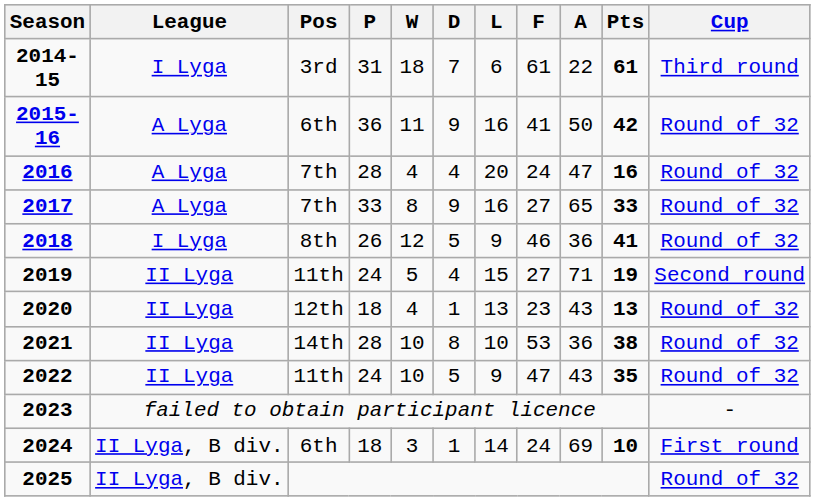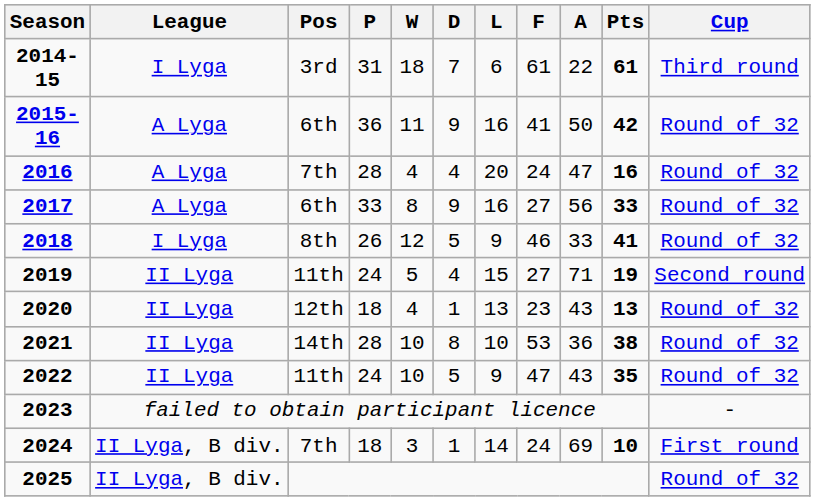(319, 207) 7th -> (319, 207) 6th
(581, 207) 65 -> (581, 207) 56
(581, 241) 36 -> (581, 241) 33
(319, 445) 6th -> (319, 445) 7th
